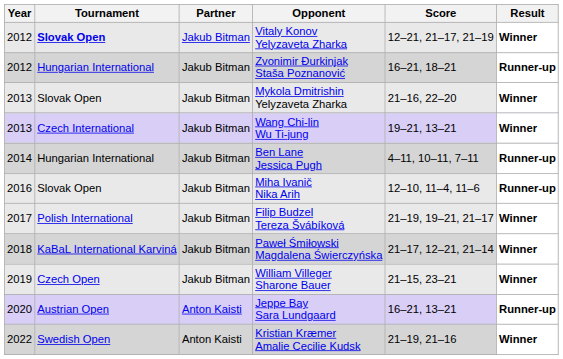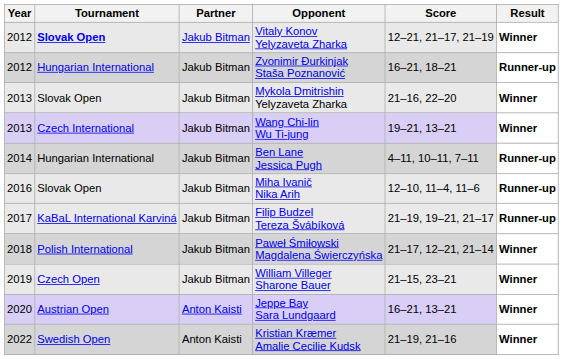(85, 219) Polish International -> (107, 219) KaBaL International Karviná
(518, 219) Winner -> (527, 219) Runner-up
(107, 249) KaBaL International Karviná -> (85, 249) Polish International
(527, 310) Runner-up -> (518, 310) Winner
